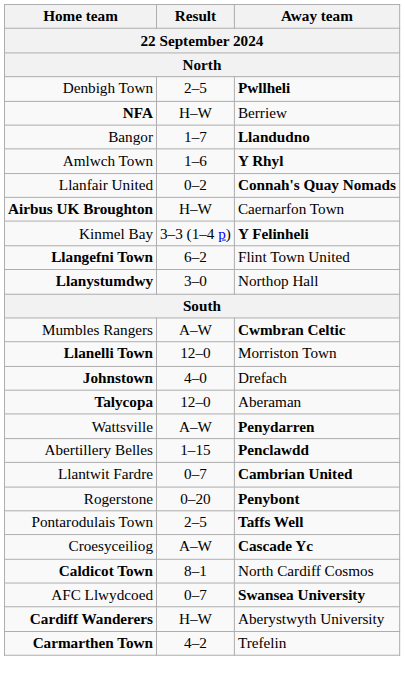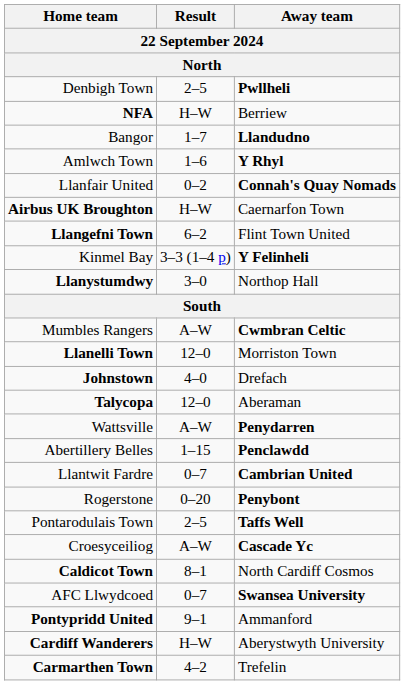rows swapped: (102, 257) <-> (116, 233)
+ row: (92, 619)
